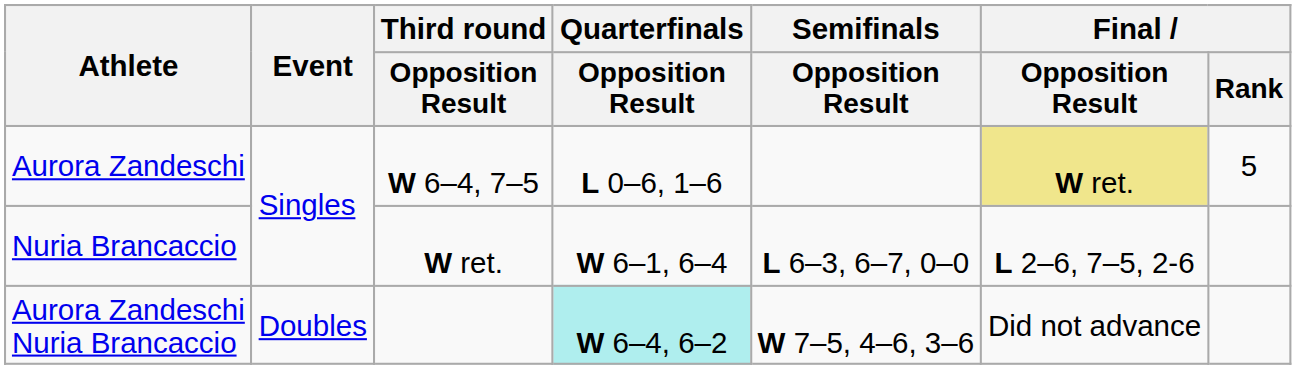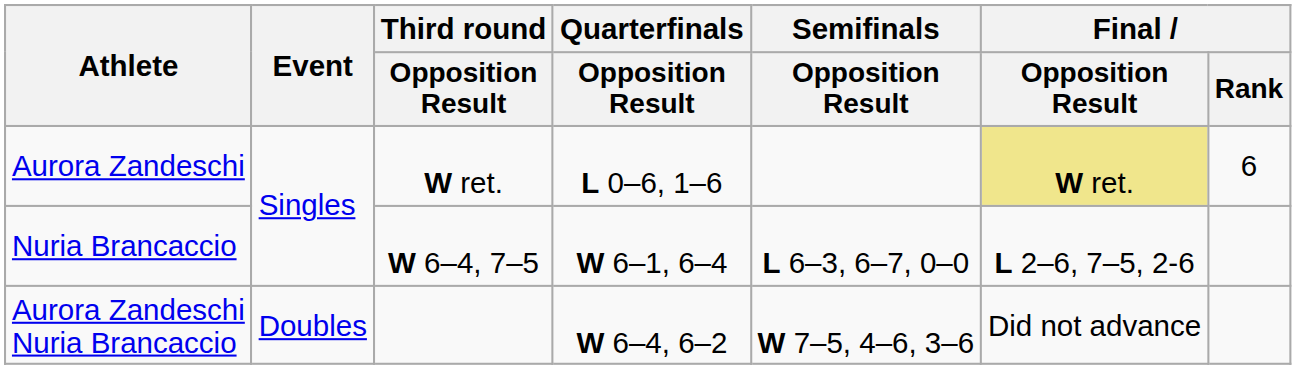(464, 183) W 6–4, 7–5 -> (464, 183) W ret.
(1249, 167) 5 -> (1249, 167) 6
(464, 262) W ret. -> (464, 262) W 6–4, 7–5
(652, 342) paleturquoise background -> (652, 342) no background
